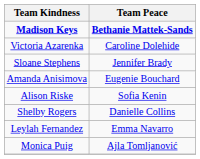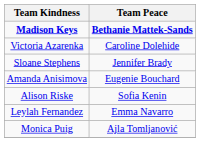- row: (47, 112)
